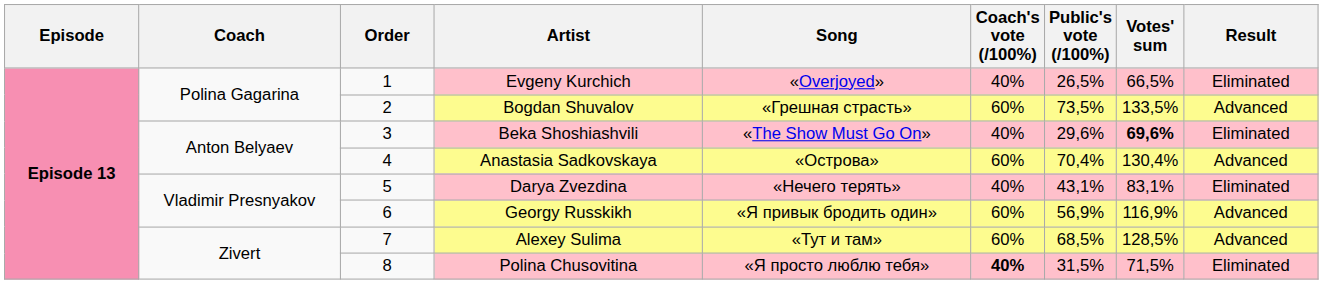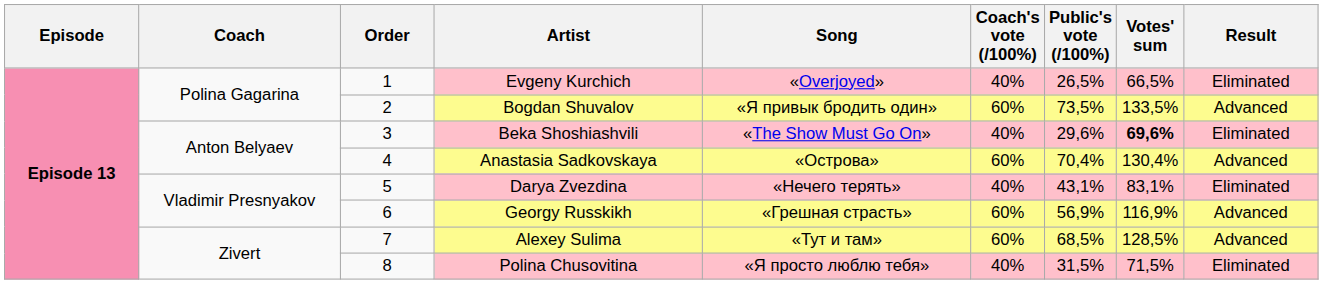(837, 107) «Грешная страсть» -> (837, 107) «Я привык бродить один»
(837, 213) «Я привык бродить один» -> (837, 213) «Грешная страсть»
(1008, 266) bold -> (1008, 266) normal
